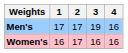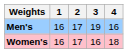(59, 26) 17 -> (59, 26) 16
(114, 41) 16 -> (114, 41) 18
